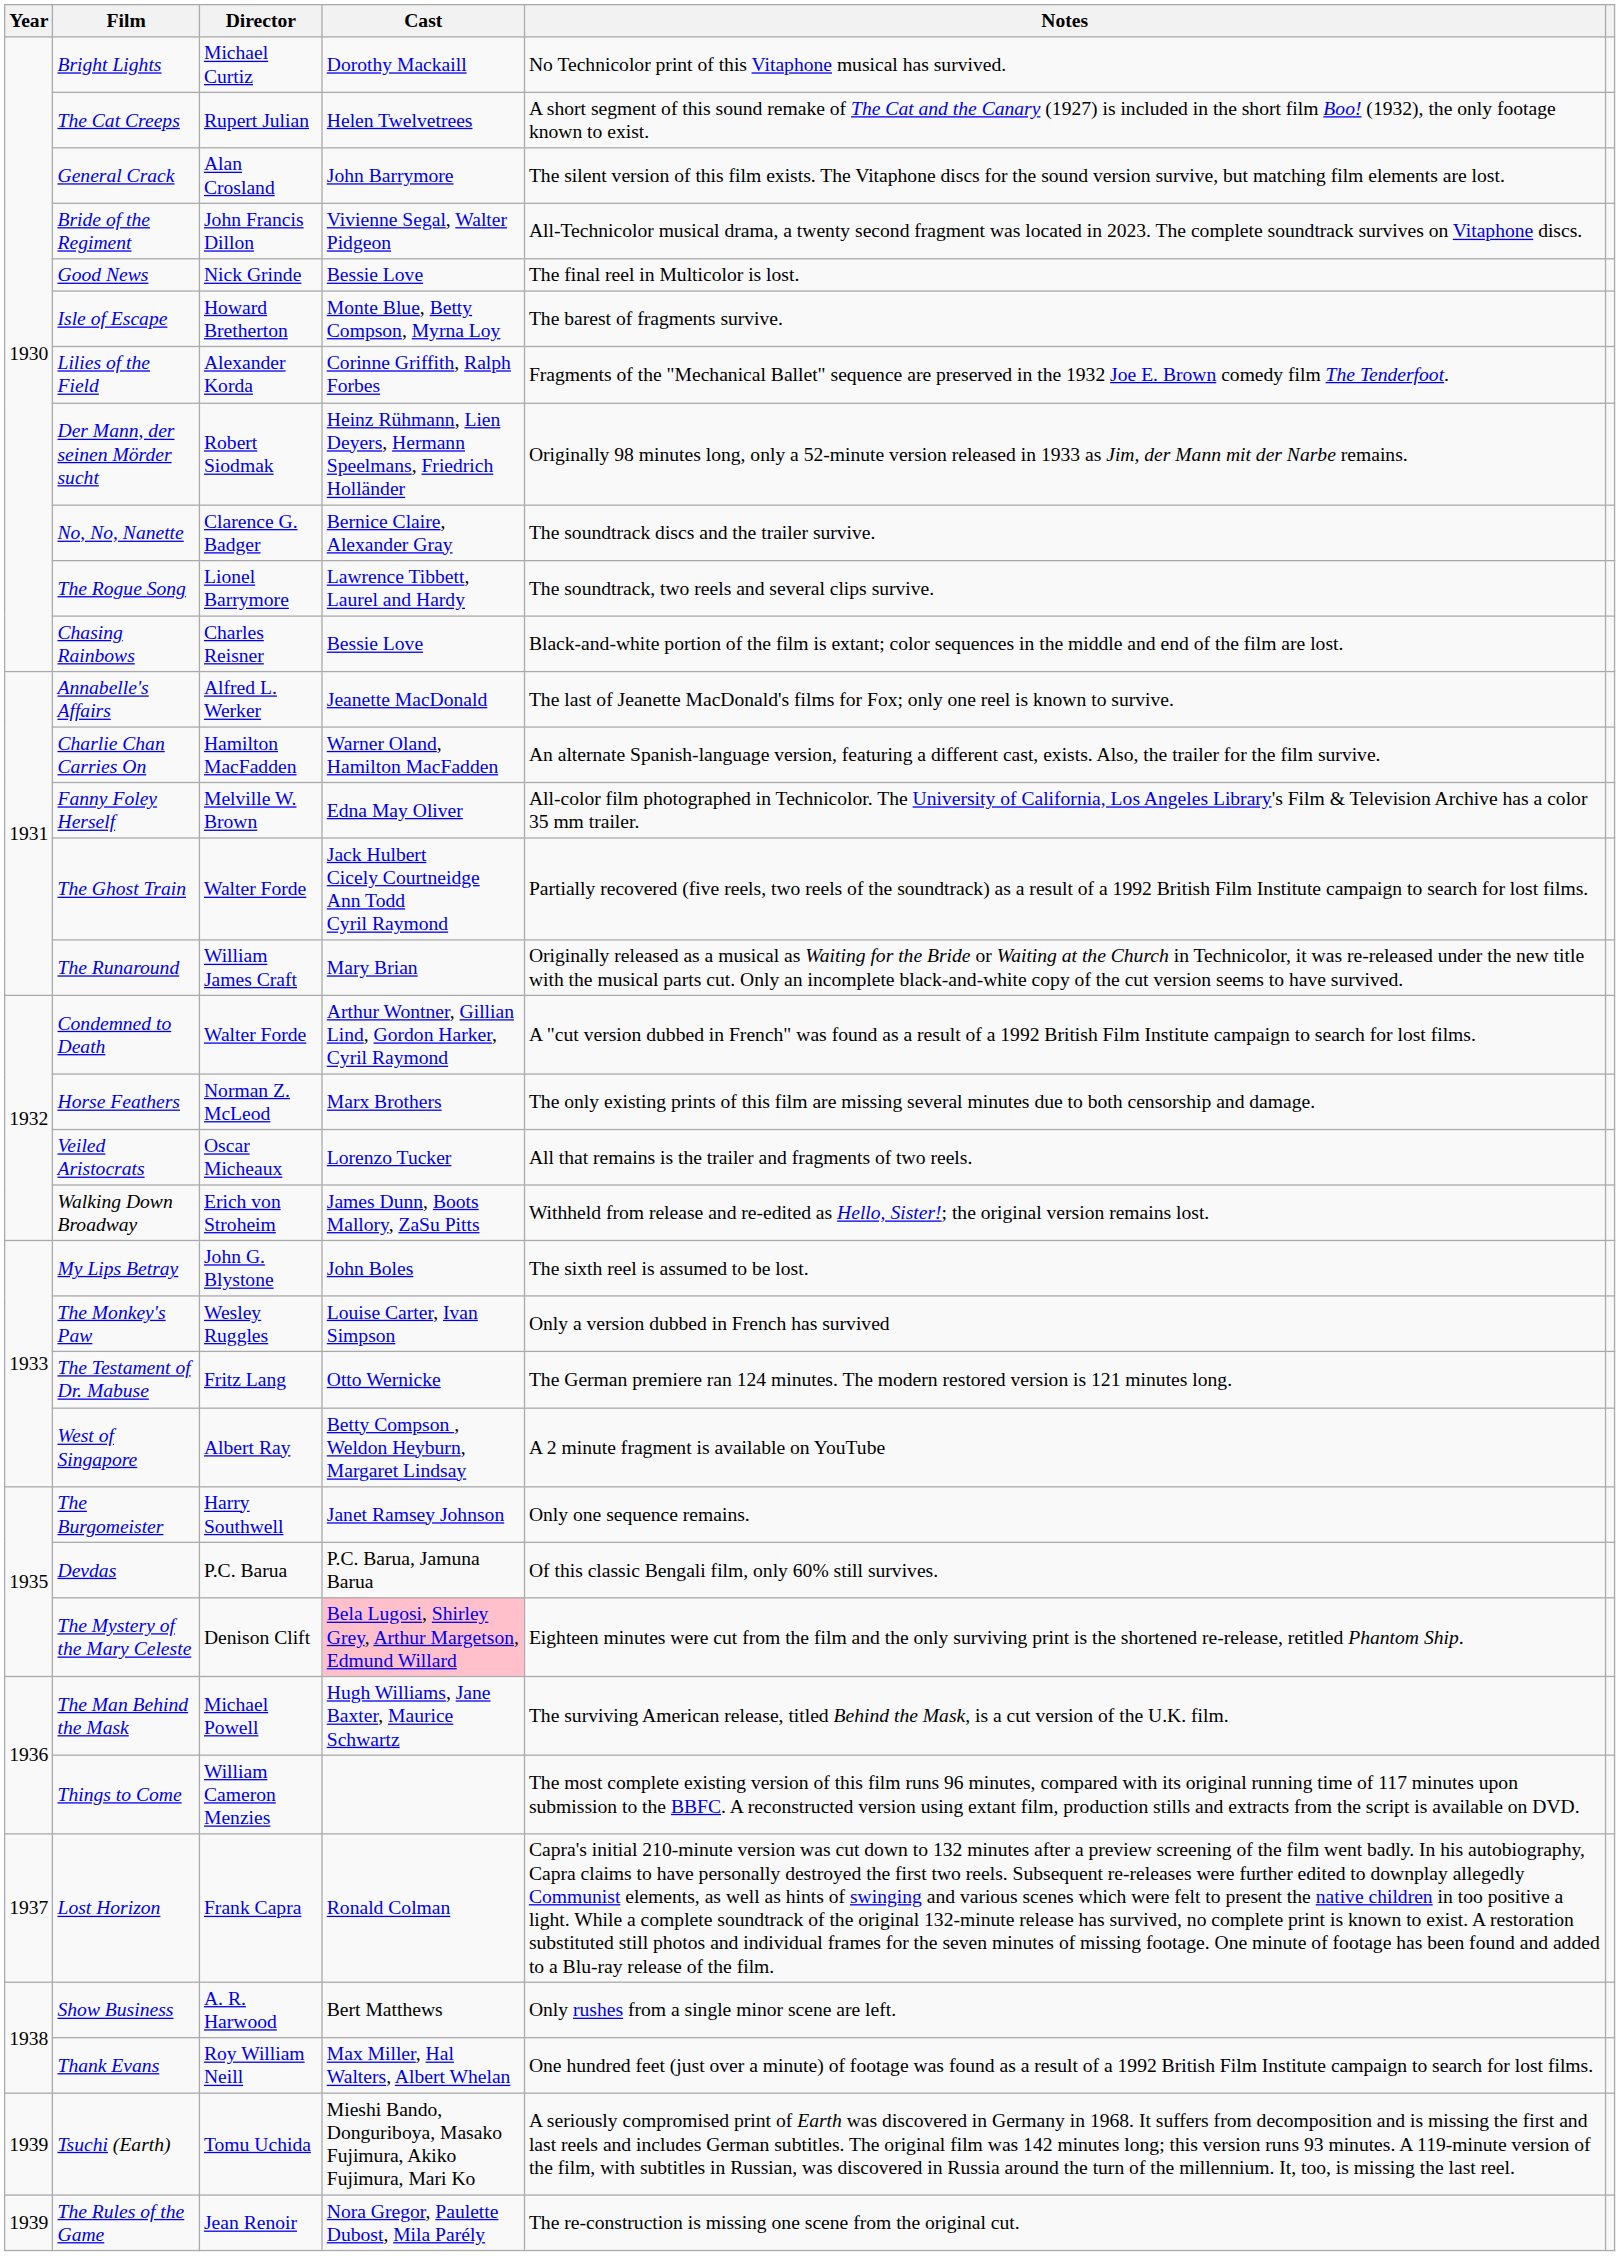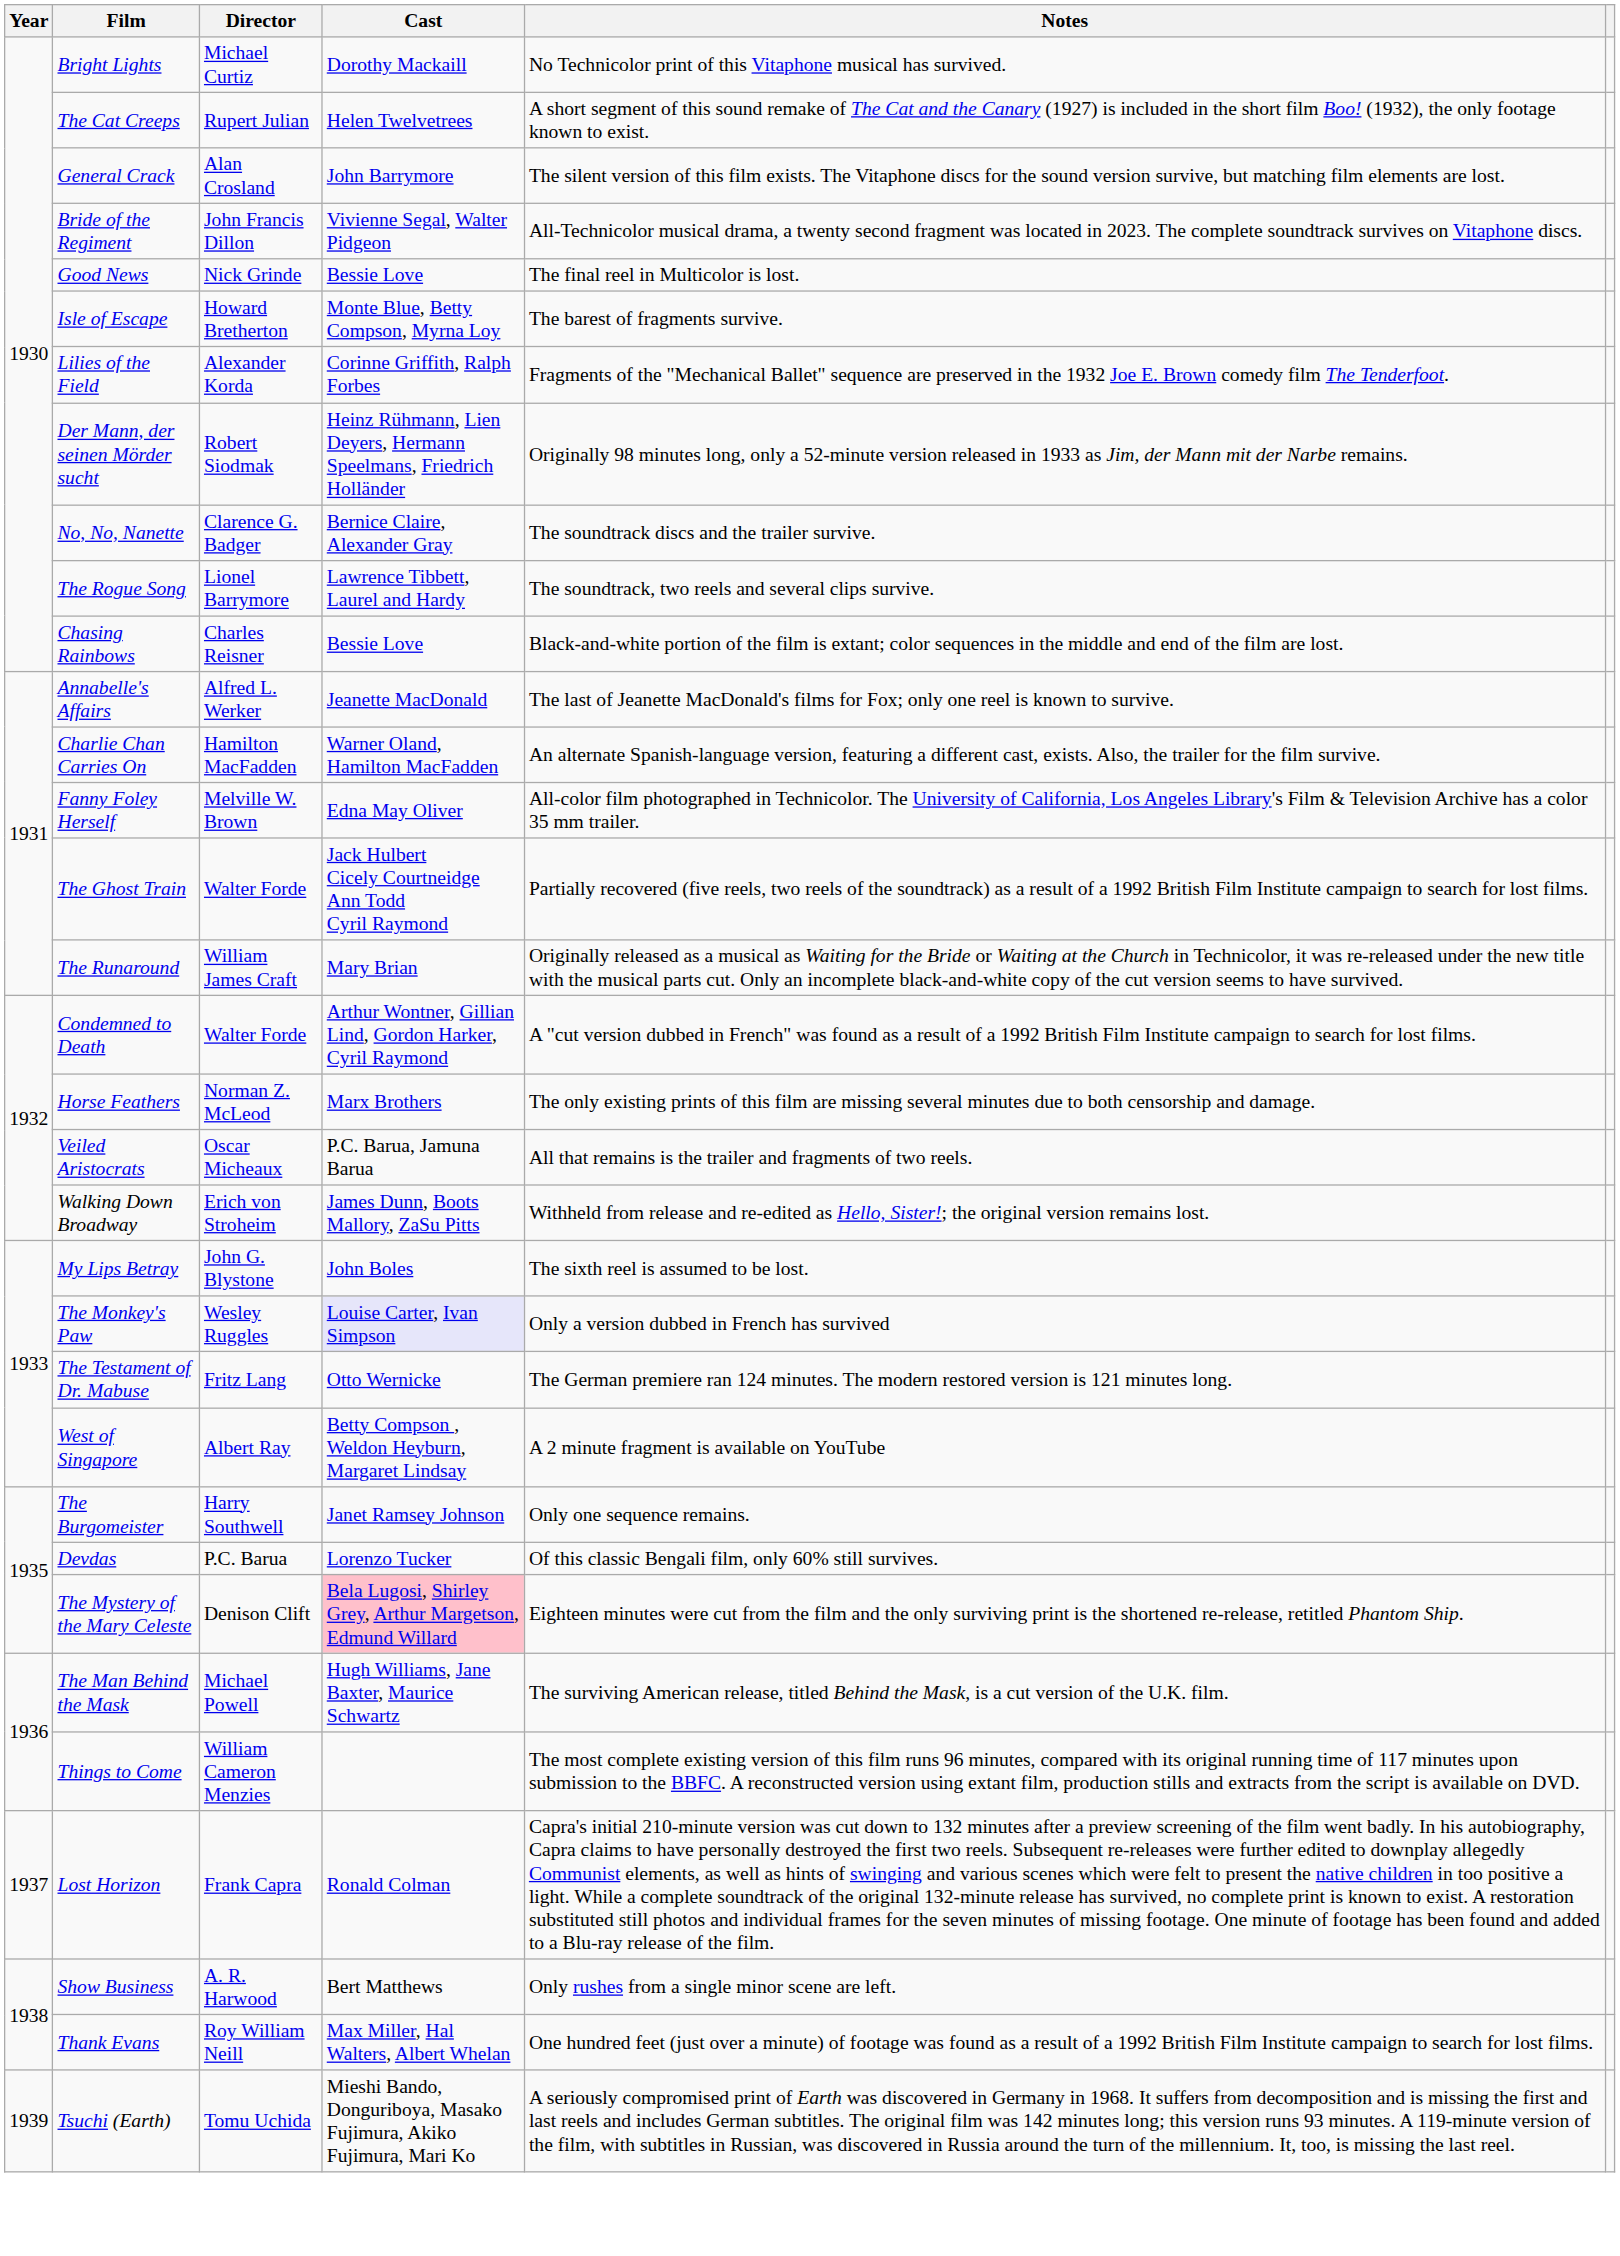(389, 1157) Lorenzo Tucker -> (403, 1157) P.C. Barua, Jamuna Barua
(402, 1324) no background -> (402, 1324) lavender background
(403, 1569) P.C. Barua, Jamuna Barua -> (389, 1558) Lorenzo Tucker
- row: (121, 2223)
